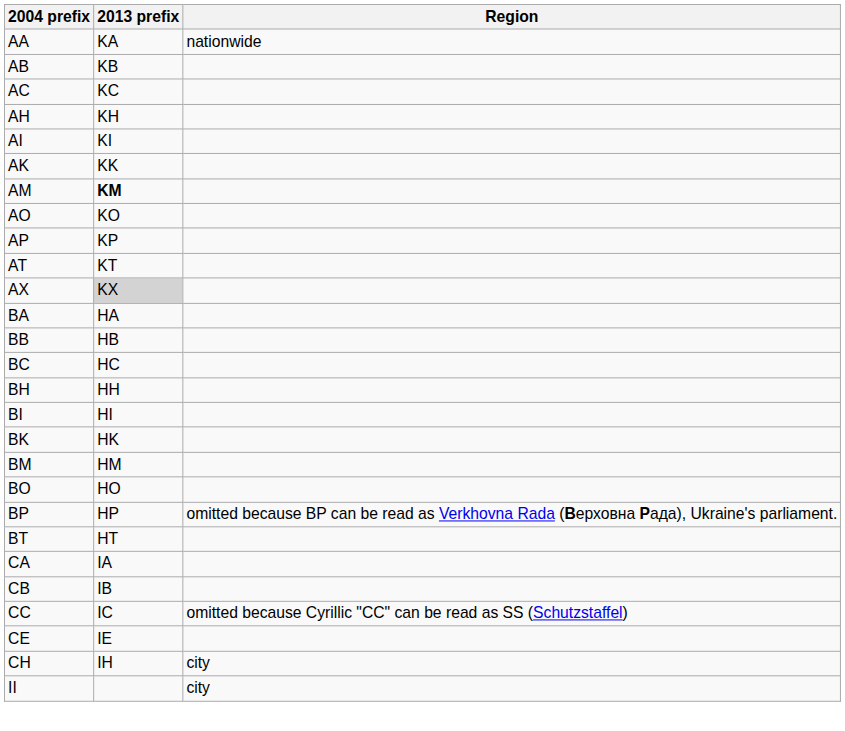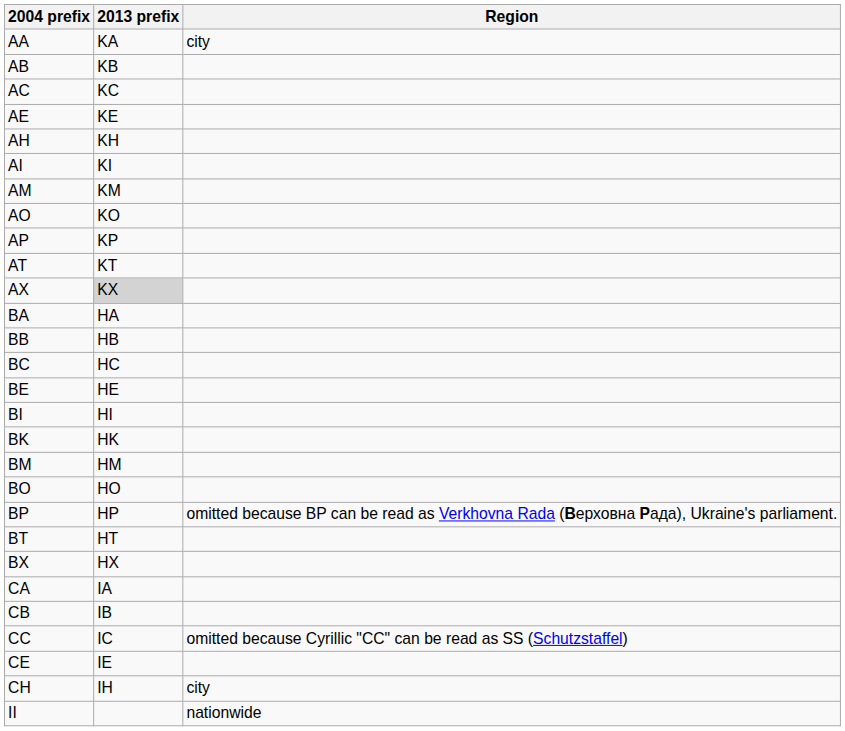(224, 41) nationwide -> (198, 41) city
+ row: (19, 116)
- row: (19, 166)
(109, 191) bold -> (109, 191) normal
+ row: (19, 389)
- row: (19, 389)
+ row: (19, 564)
(198, 688) city -> (224, 713) nationwide
